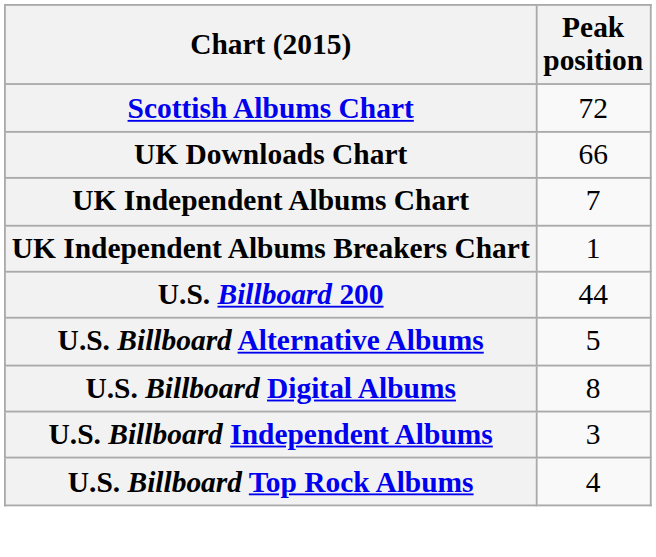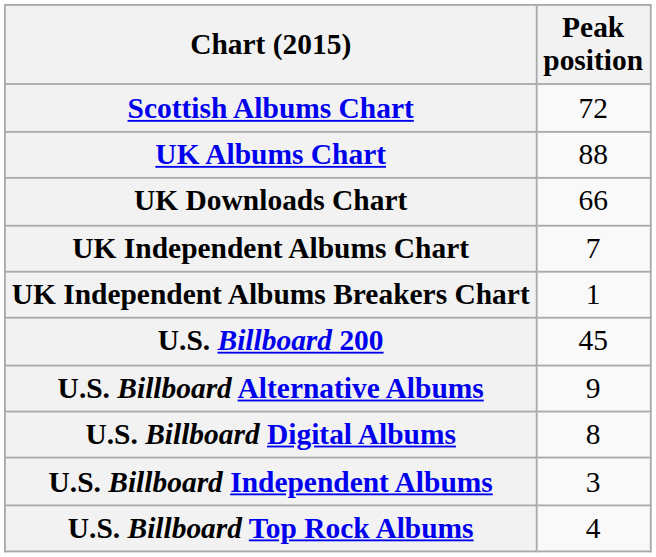+ row: (271, 154)
(593, 294) 44 -> (593, 341) 45
(593, 341) 5 -> (593, 387) 9
